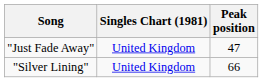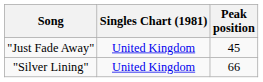(234, 47) 47 -> (234, 47) 45
